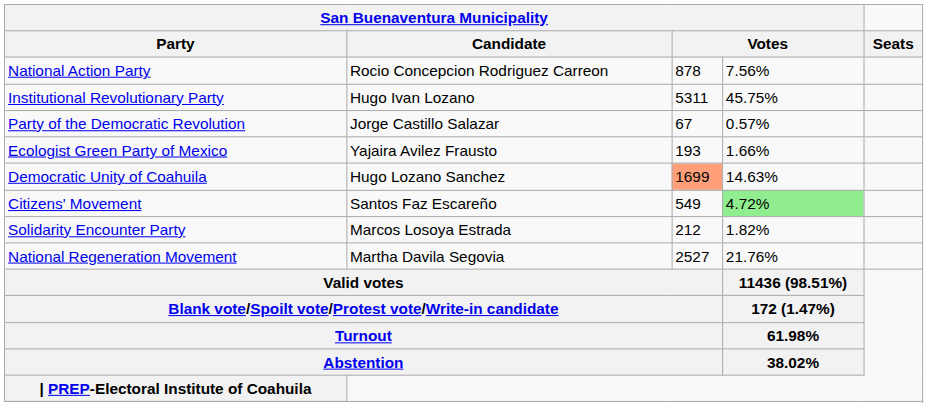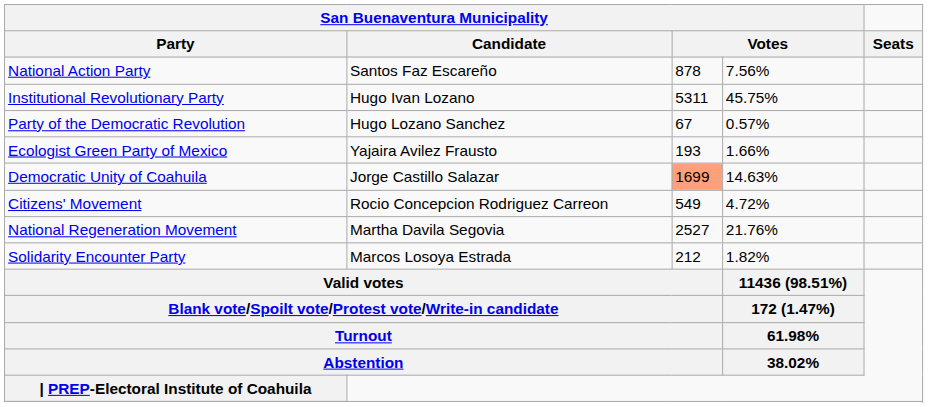(479, 71) Rocio Concepcion Rodriguez Carreon -> (423, 71) Santos Faz Escareño
(425, 124) Jorge Castillo Salazar -> (428, 124) Hugo Lozano Sanchez
(428, 177) Hugo Lozano Sanchez -> (425, 177) Jorge Castillo Salazar
(423, 203) Santos Faz Escareño -> (479, 203) Rocio Concepcion Rodriguez Carreon
(748, 203) lightgreen background -> (748, 203) no background
rows swapped: (122, 256) <-> (97, 230)
